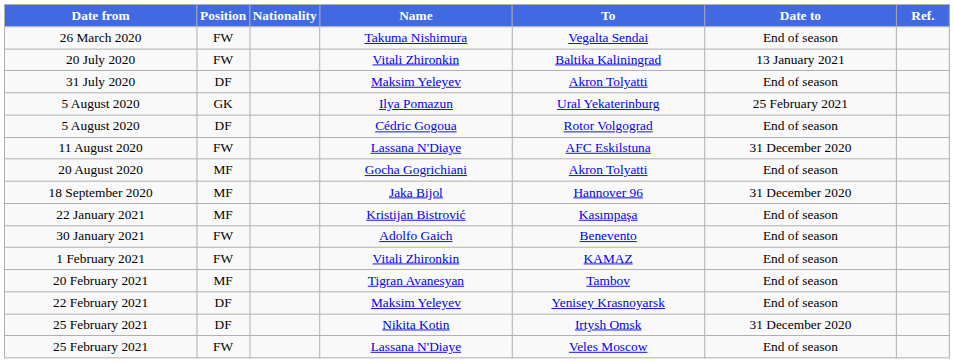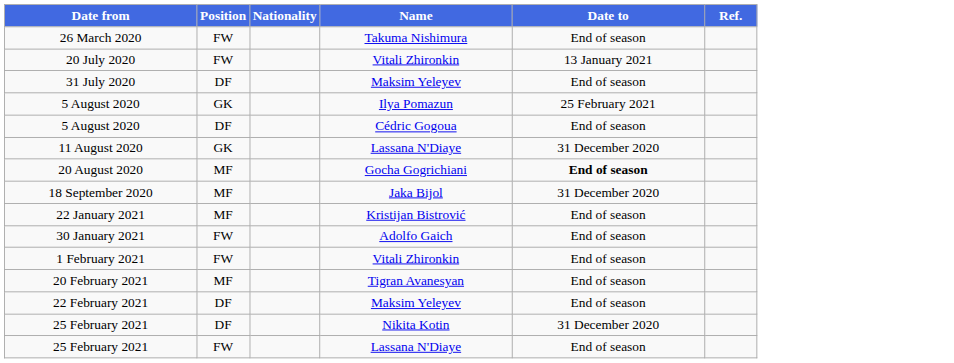- column: (608, 15)
(223, 148) FW -> (223, 148) GK
(800, 170) normal -> (608, 170) bold
